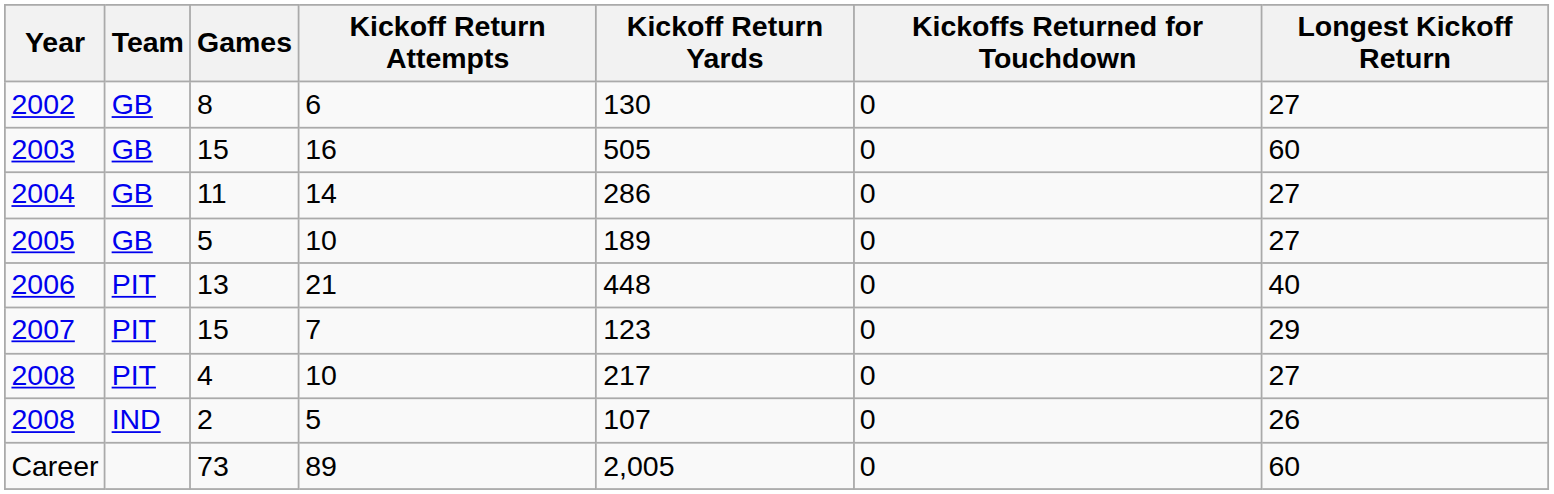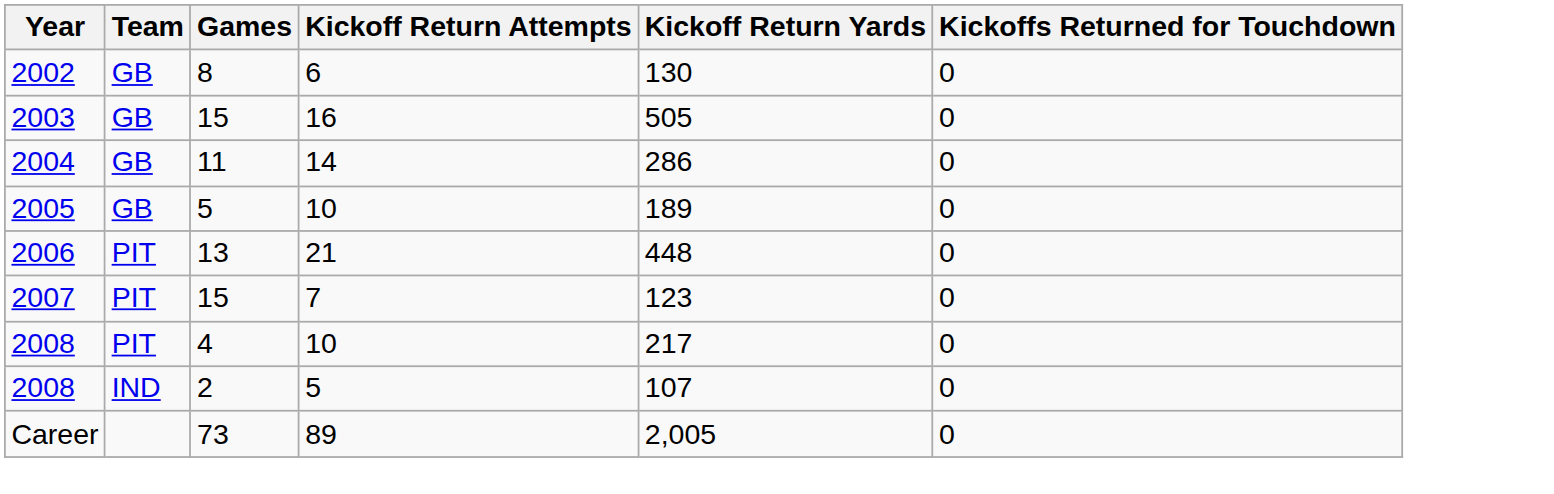- column: (1405, 43)
